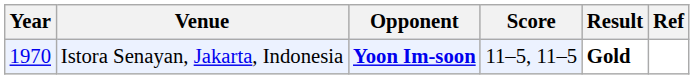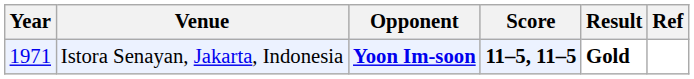(30, 56) 1970 -> (30, 56) 1971
(531, 56) normal -> (531, 56) bold
